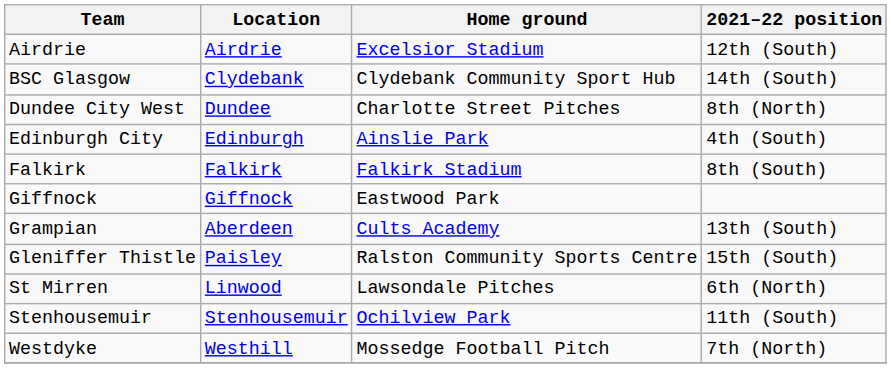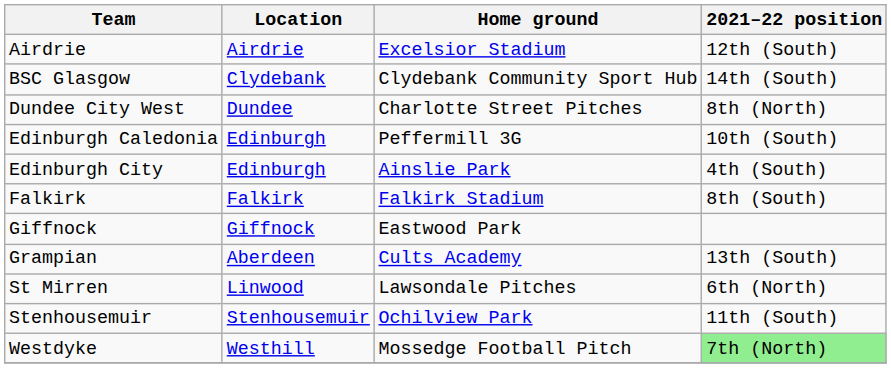+ row: (114, 139)
- row: (103, 259)
(767, 348) no background -> (767, 348) lightgreen background
